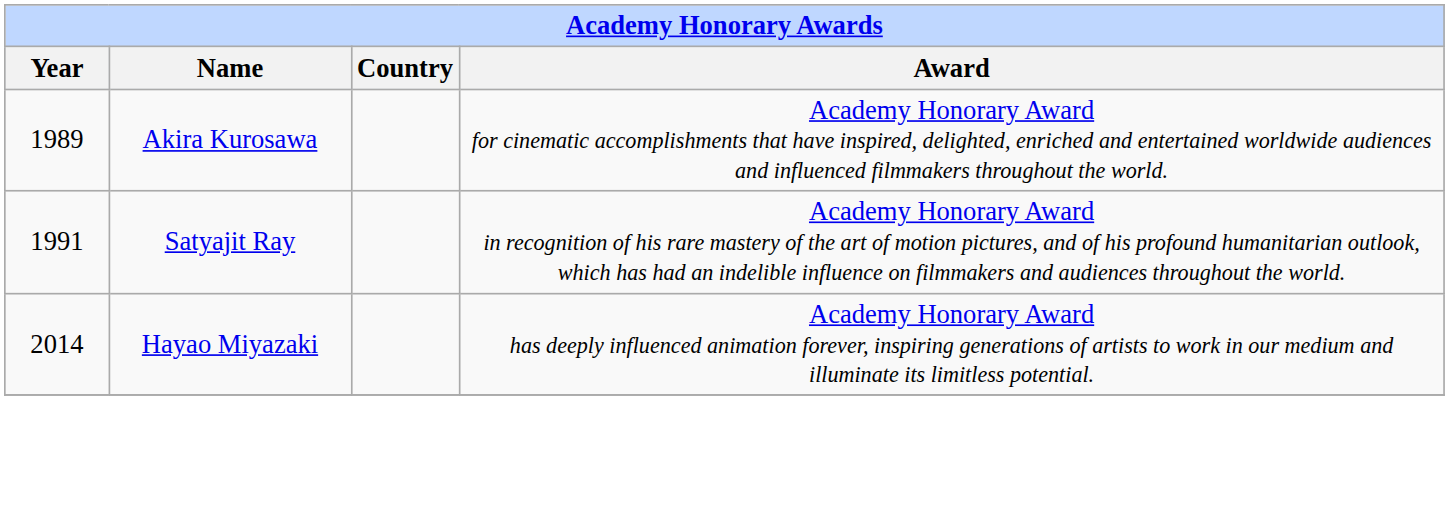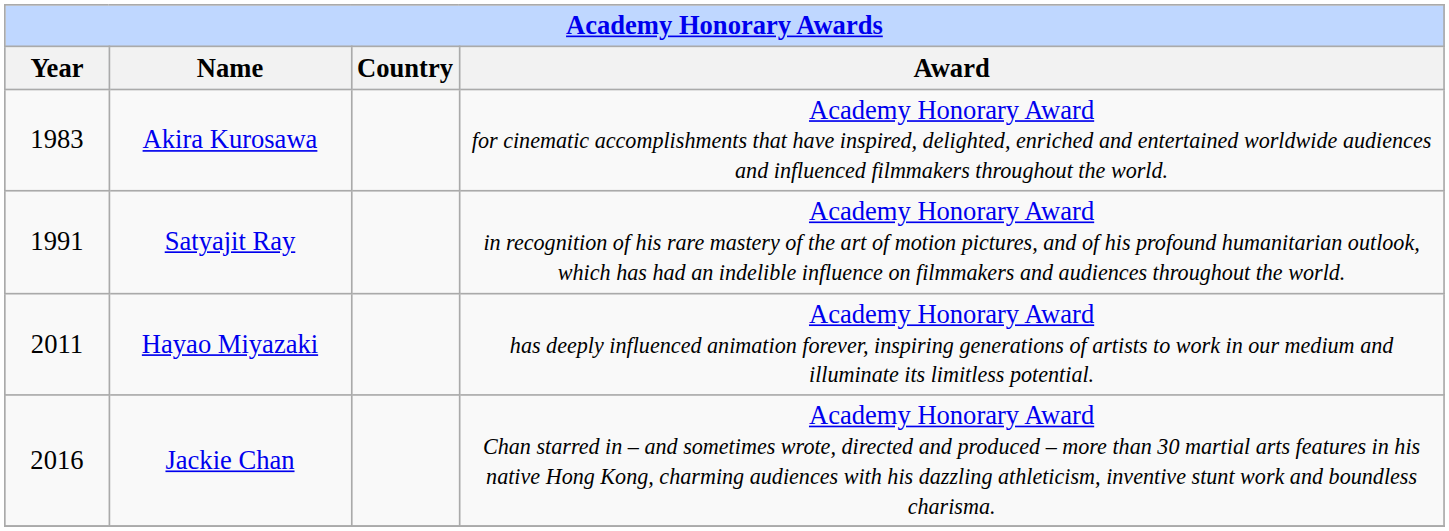(57, 139) 1989 -> (57, 139) 1983
(57, 343) 2014 -> (57, 343) 2011
+ row: (230, 460)
